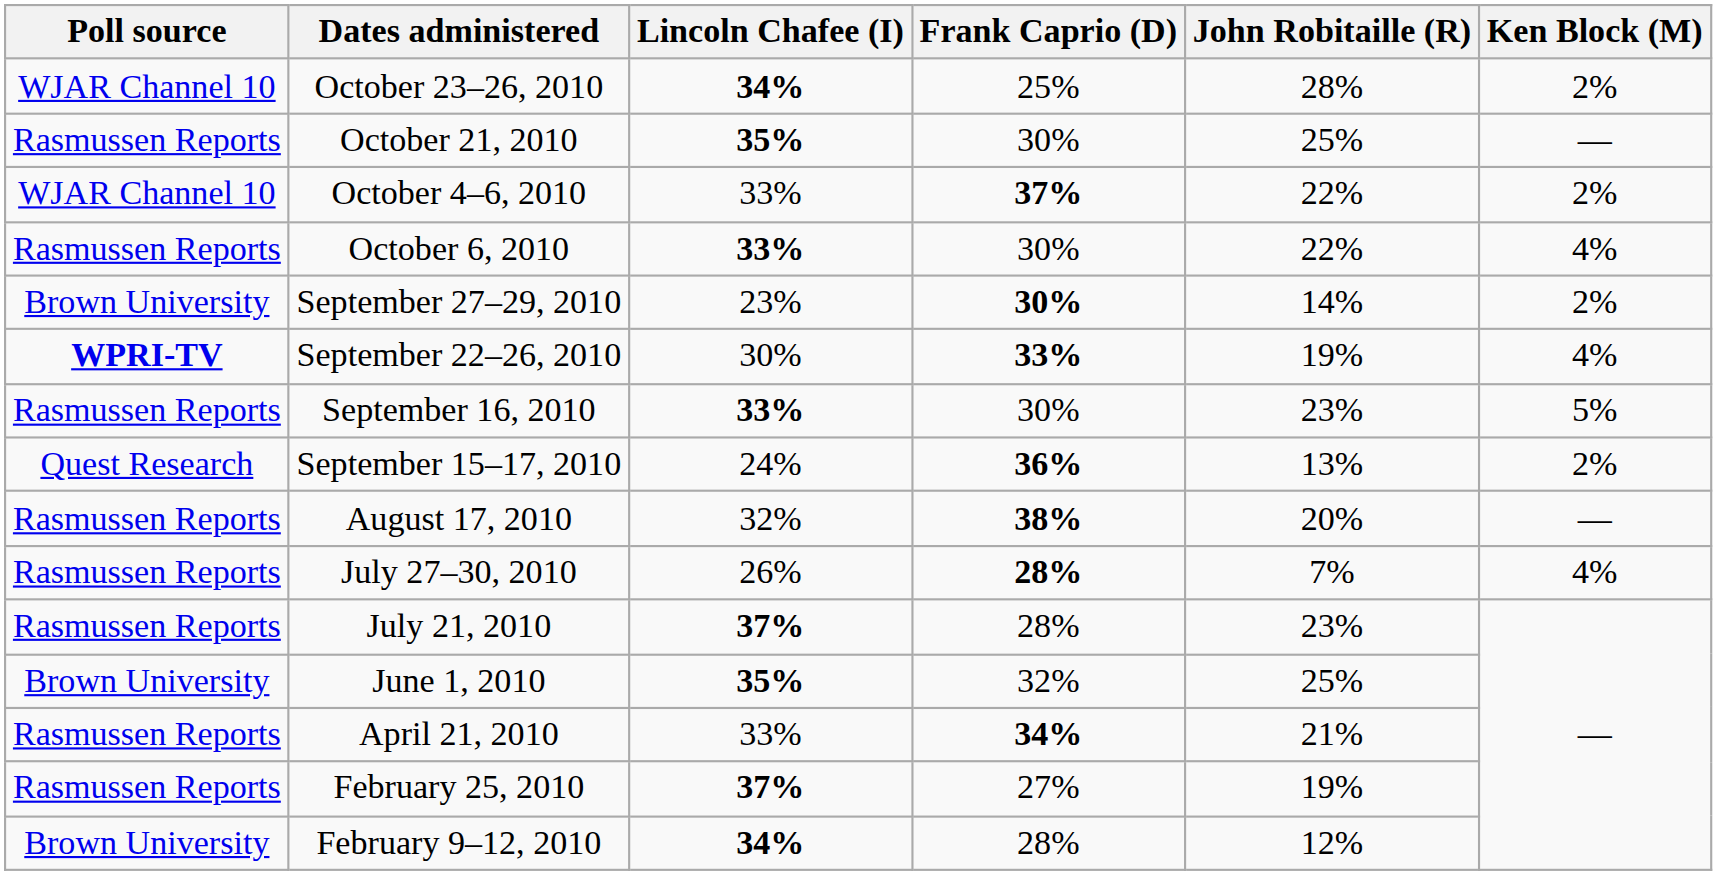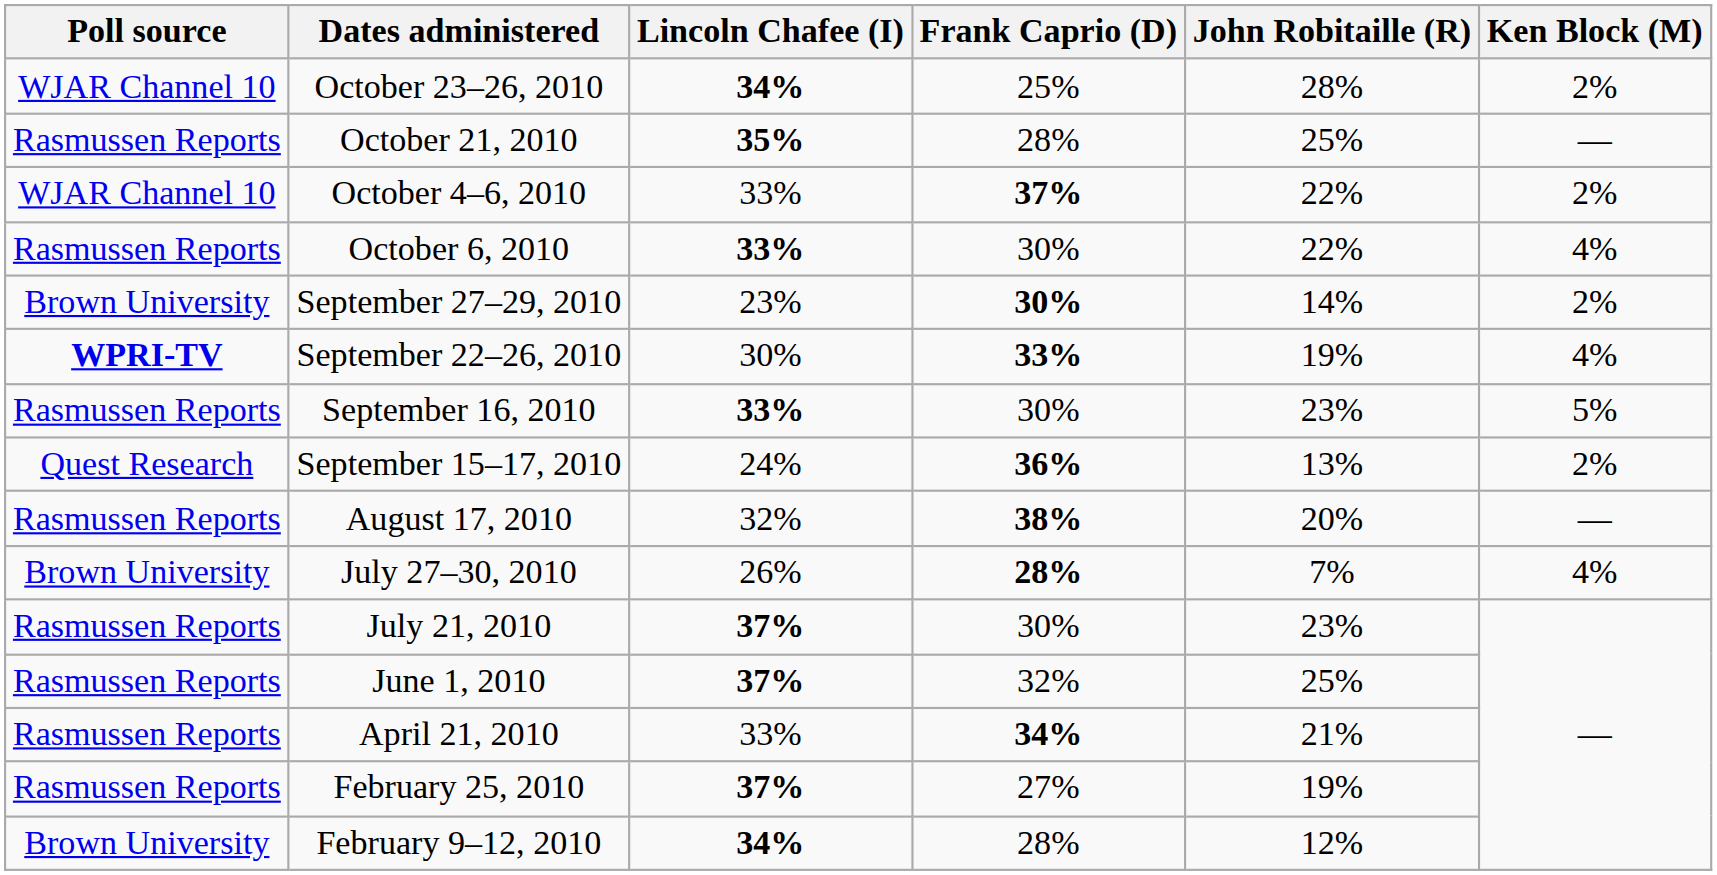(1048, 139) 30% -> (1048, 139) 28%
(147, 572) Rasmussen Reports -> (147, 572) Brown University
(1048, 626) 28% -> (1048, 626) 30%
(147, 680) Brown University -> (147, 680) Rasmussen Reports
(770, 680) 35% -> (770, 680) 37%
